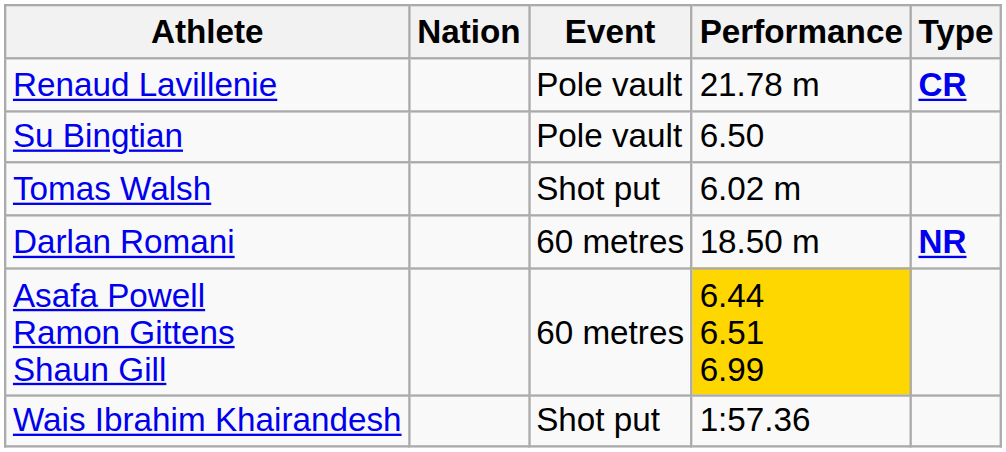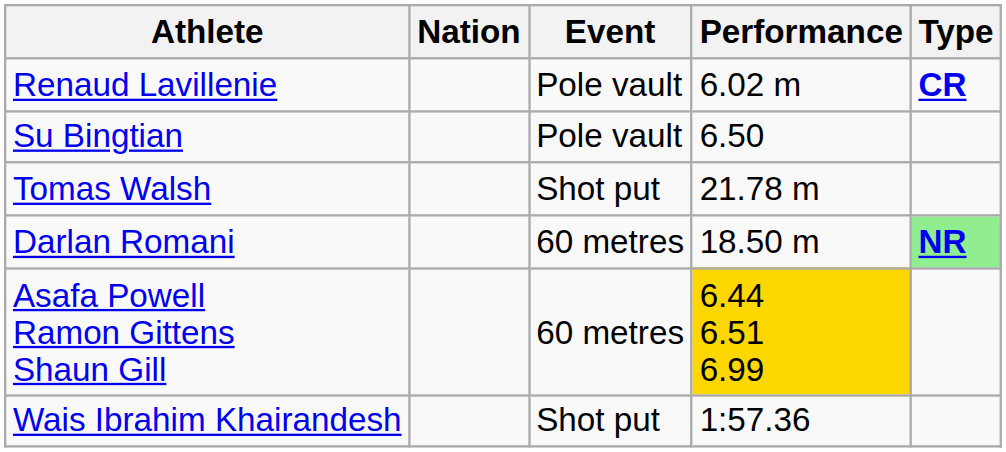(760, 84) 21.78 m -> (750, 84) 6.02 m
(750, 189) 6.02 m -> (760, 189) 21.78 m
(942, 242) no background -> (942, 242) lightgreen background
